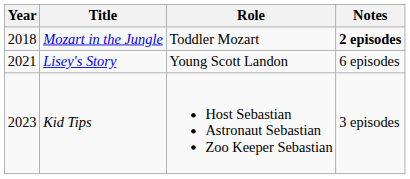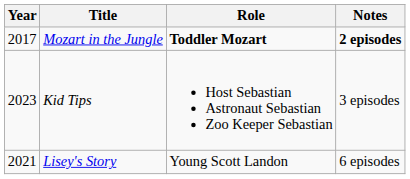(22, 38) 2018 -> (22, 38) 2017
(214, 38) normal -> (218, 38) bold
rows swapped: (80, 61) <-> (67, 123)
